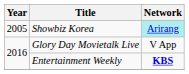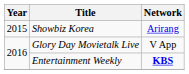(17, 28) 2005 -> (17, 28) 2015
(163, 28) paleturquoise background -> (163, 28) no background
